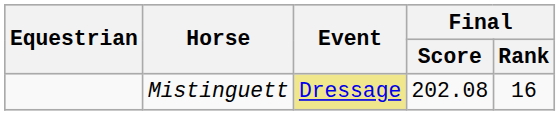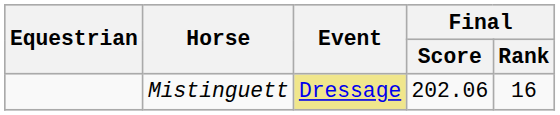(450, 92) 202.08 -> (450, 92) 202.06
